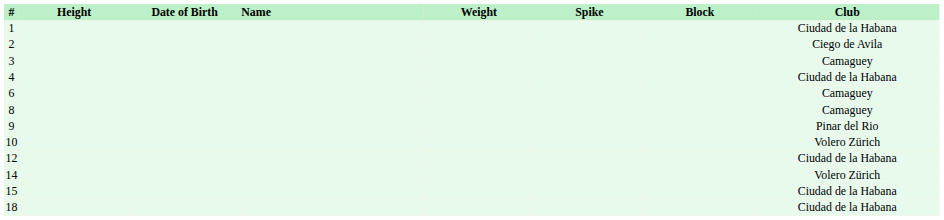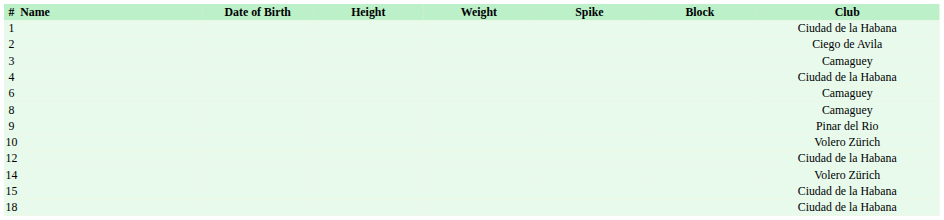columns swapped: (256, 12) <-> (74, 12)
